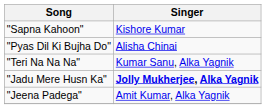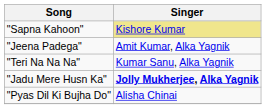(150, 29) no background -> (150, 29) khaki background
rows swapped: (44, 96) <-> (59, 46)
